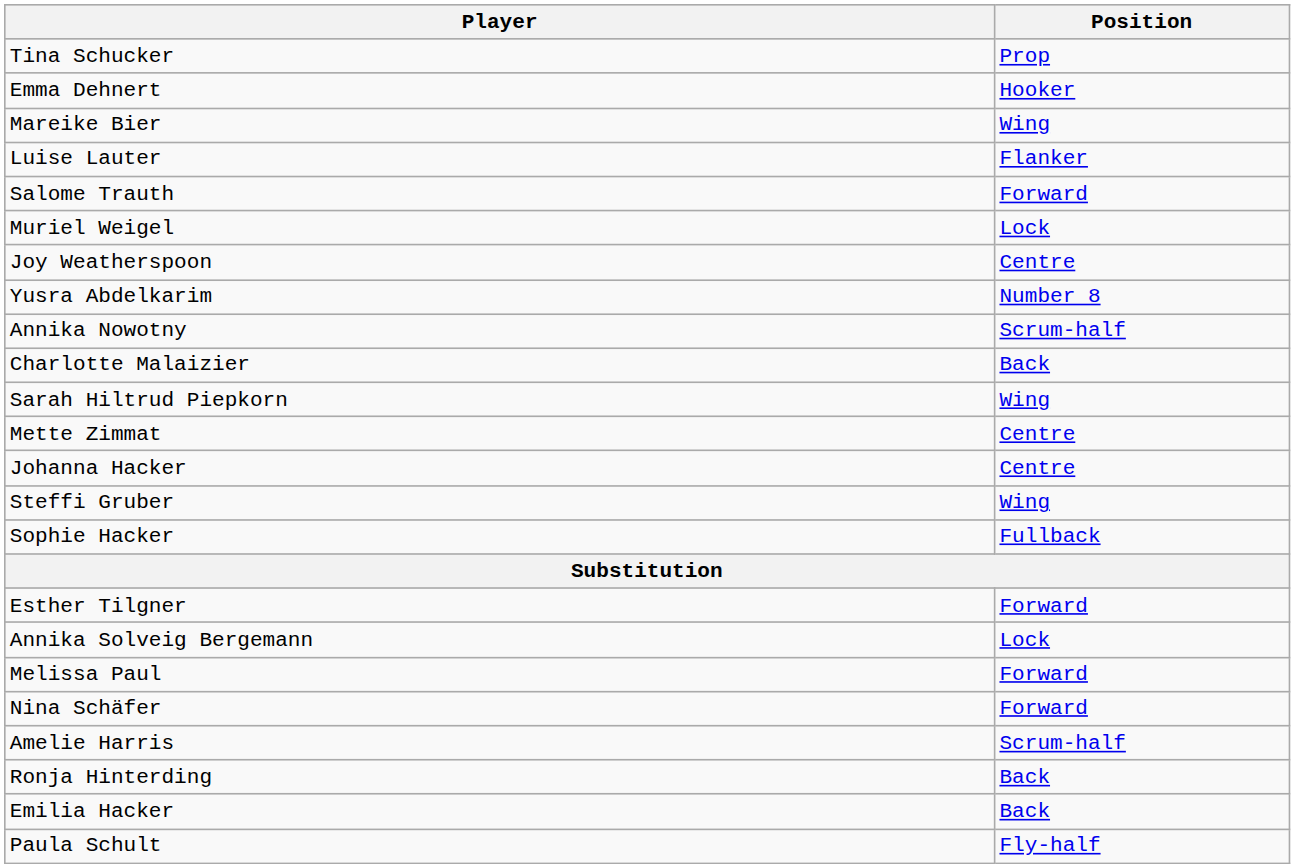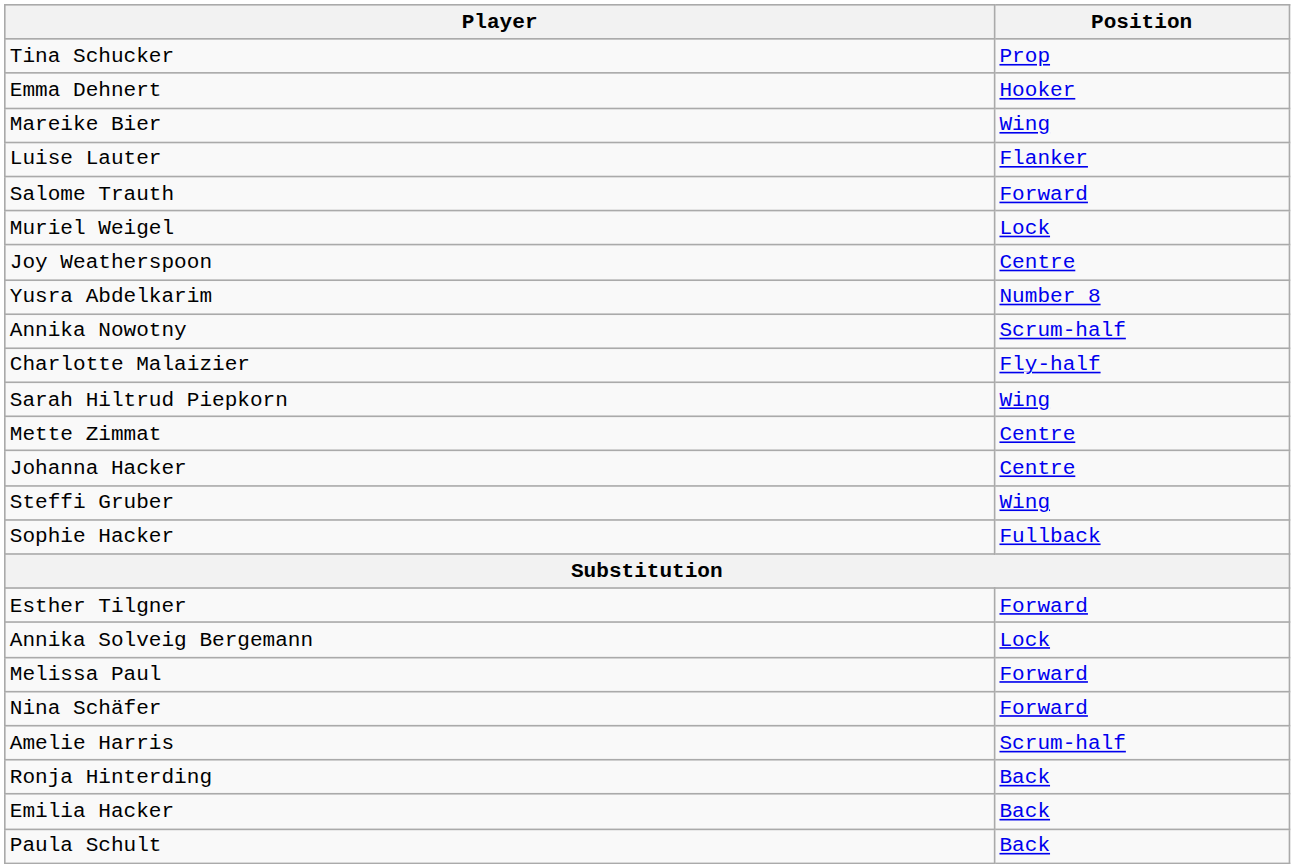(1025, 365) Back -> (1050, 365) Fly-half
(1050, 846) Fly-half -> (1025, 846) Back
